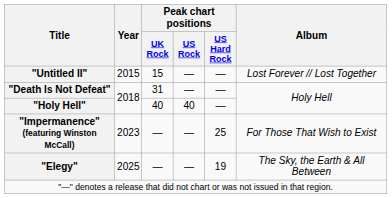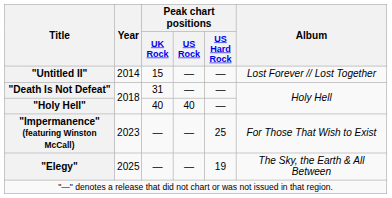(128, 74) 2015 -> (128, 74) 2014
